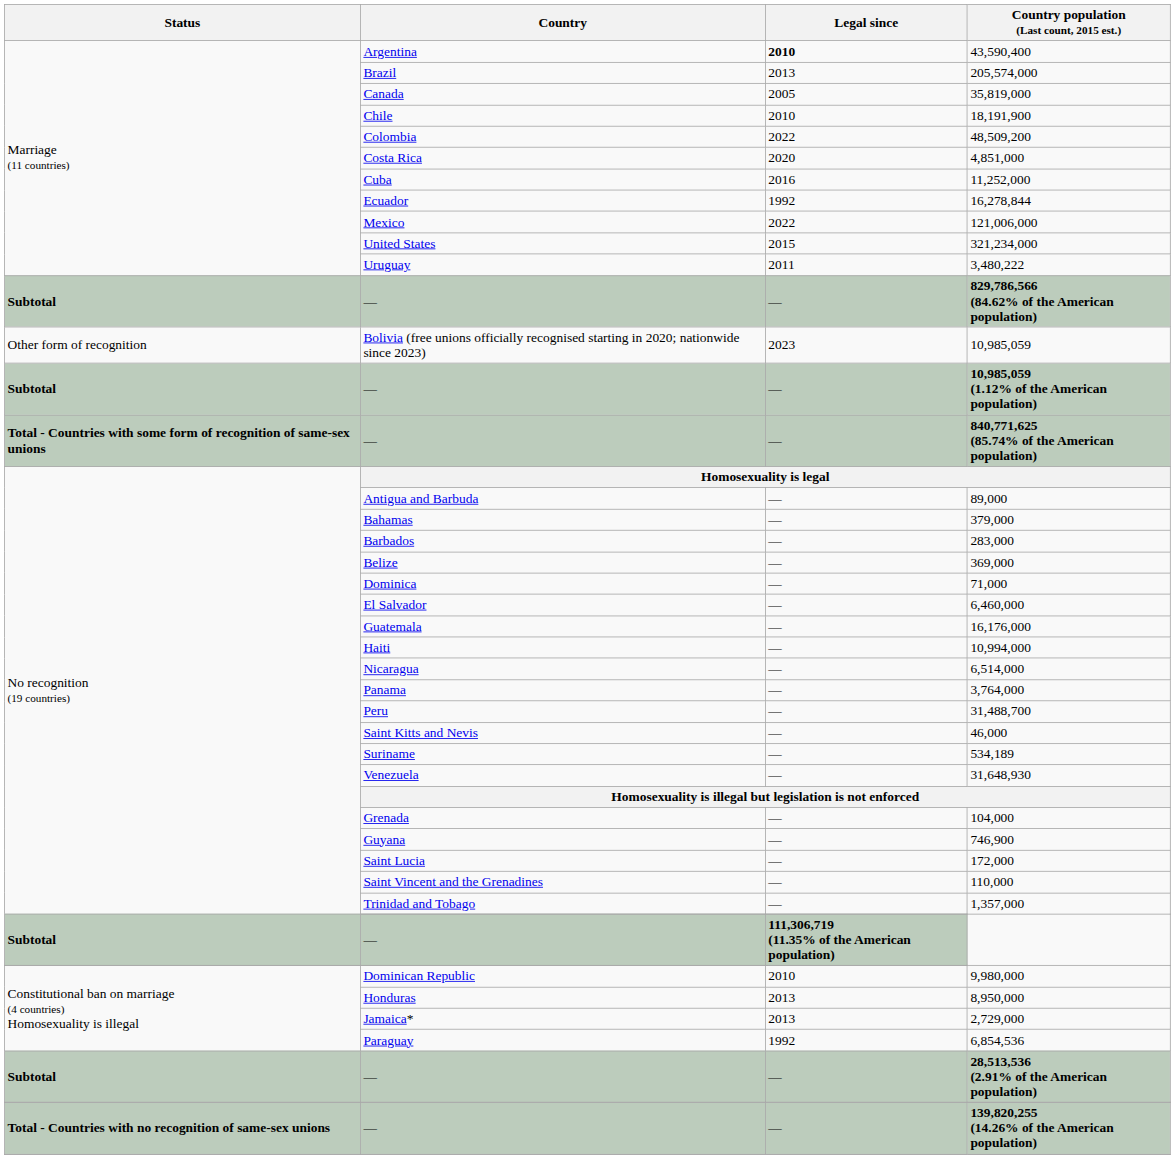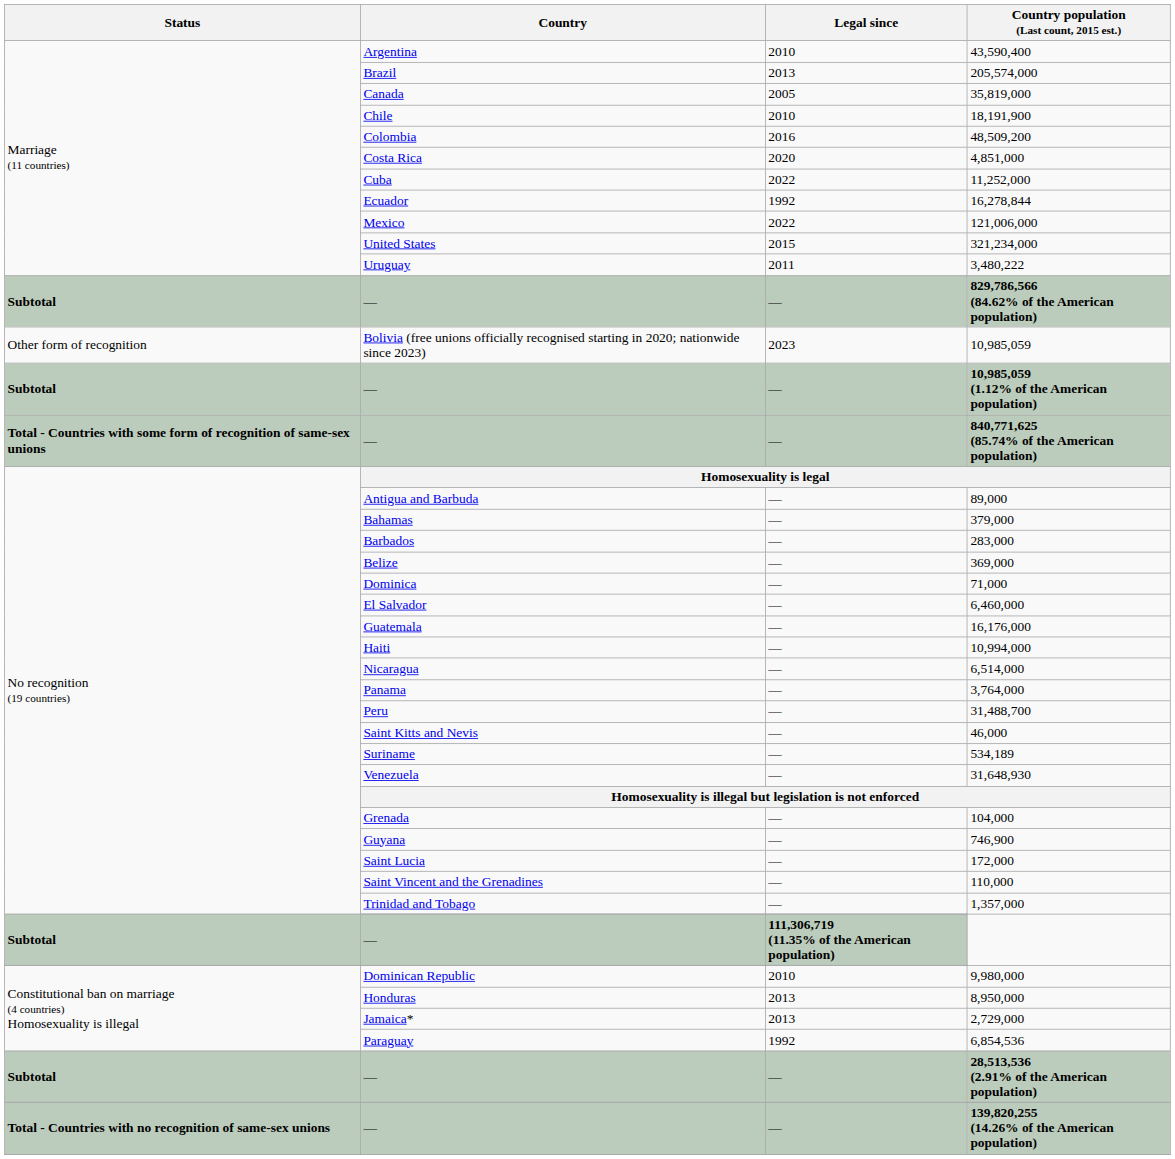(782, 51) bold -> (782, 51) normal
(782, 136) 2022 -> (782, 136) 2016
(782, 179) 2016 -> (782, 179) 2022
